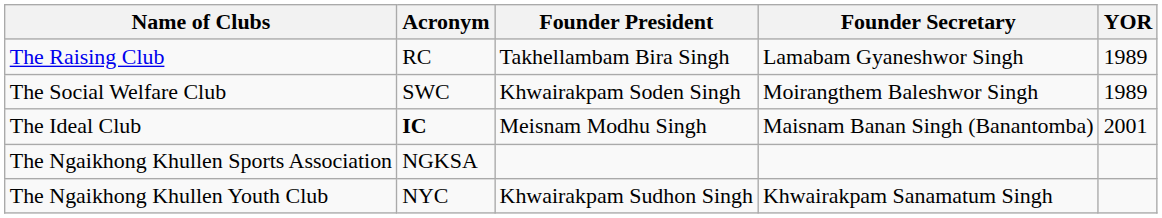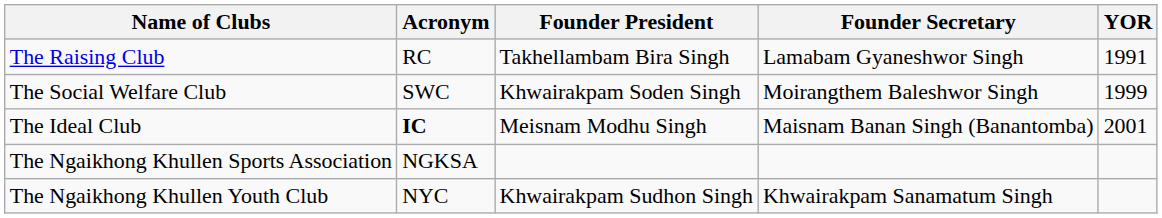(1126, 56) 1989 -> (1126, 56) 1991
(1126, 91) 1989 -> (1126, 91) 1999
